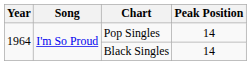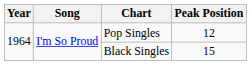(209, 32) 14 -> (209, 32) 12
(209, 51) 14 -> (209, 51) 15
